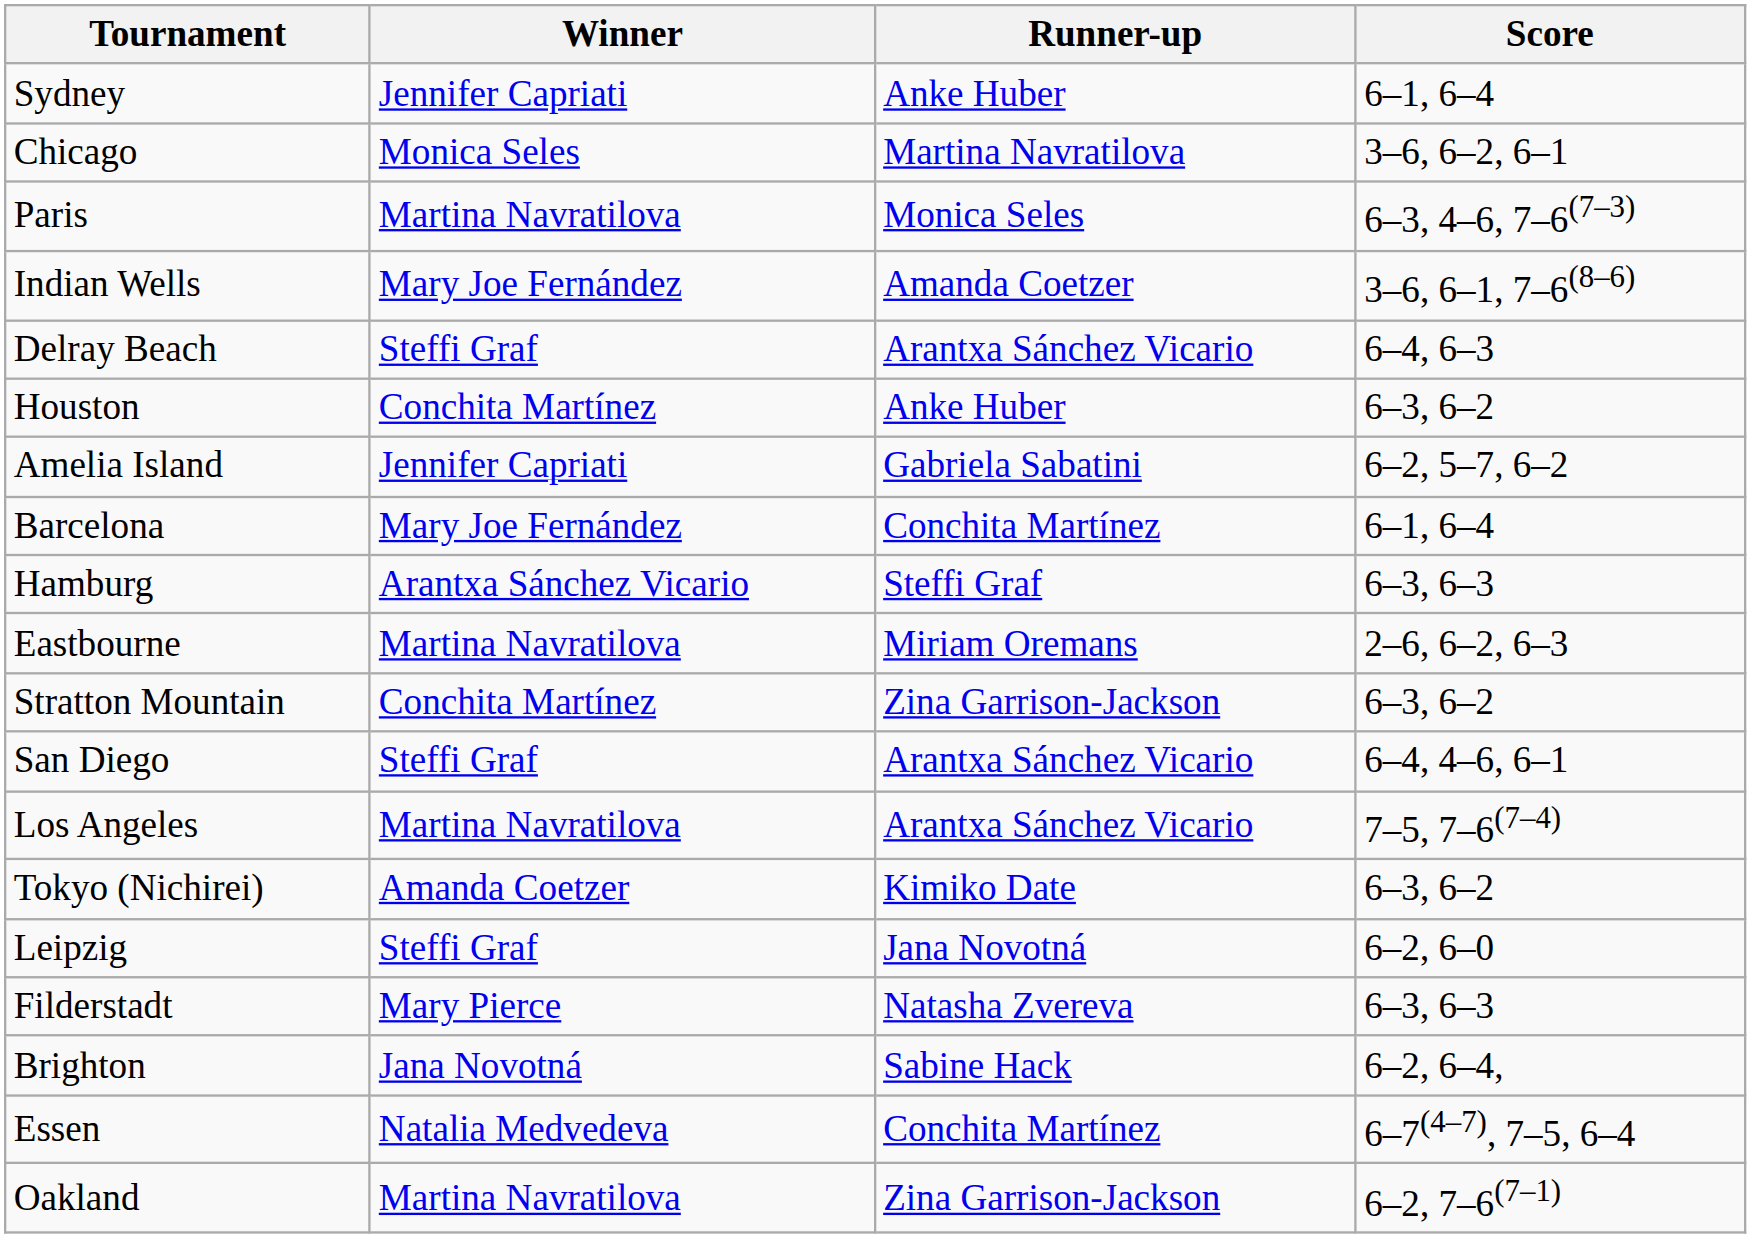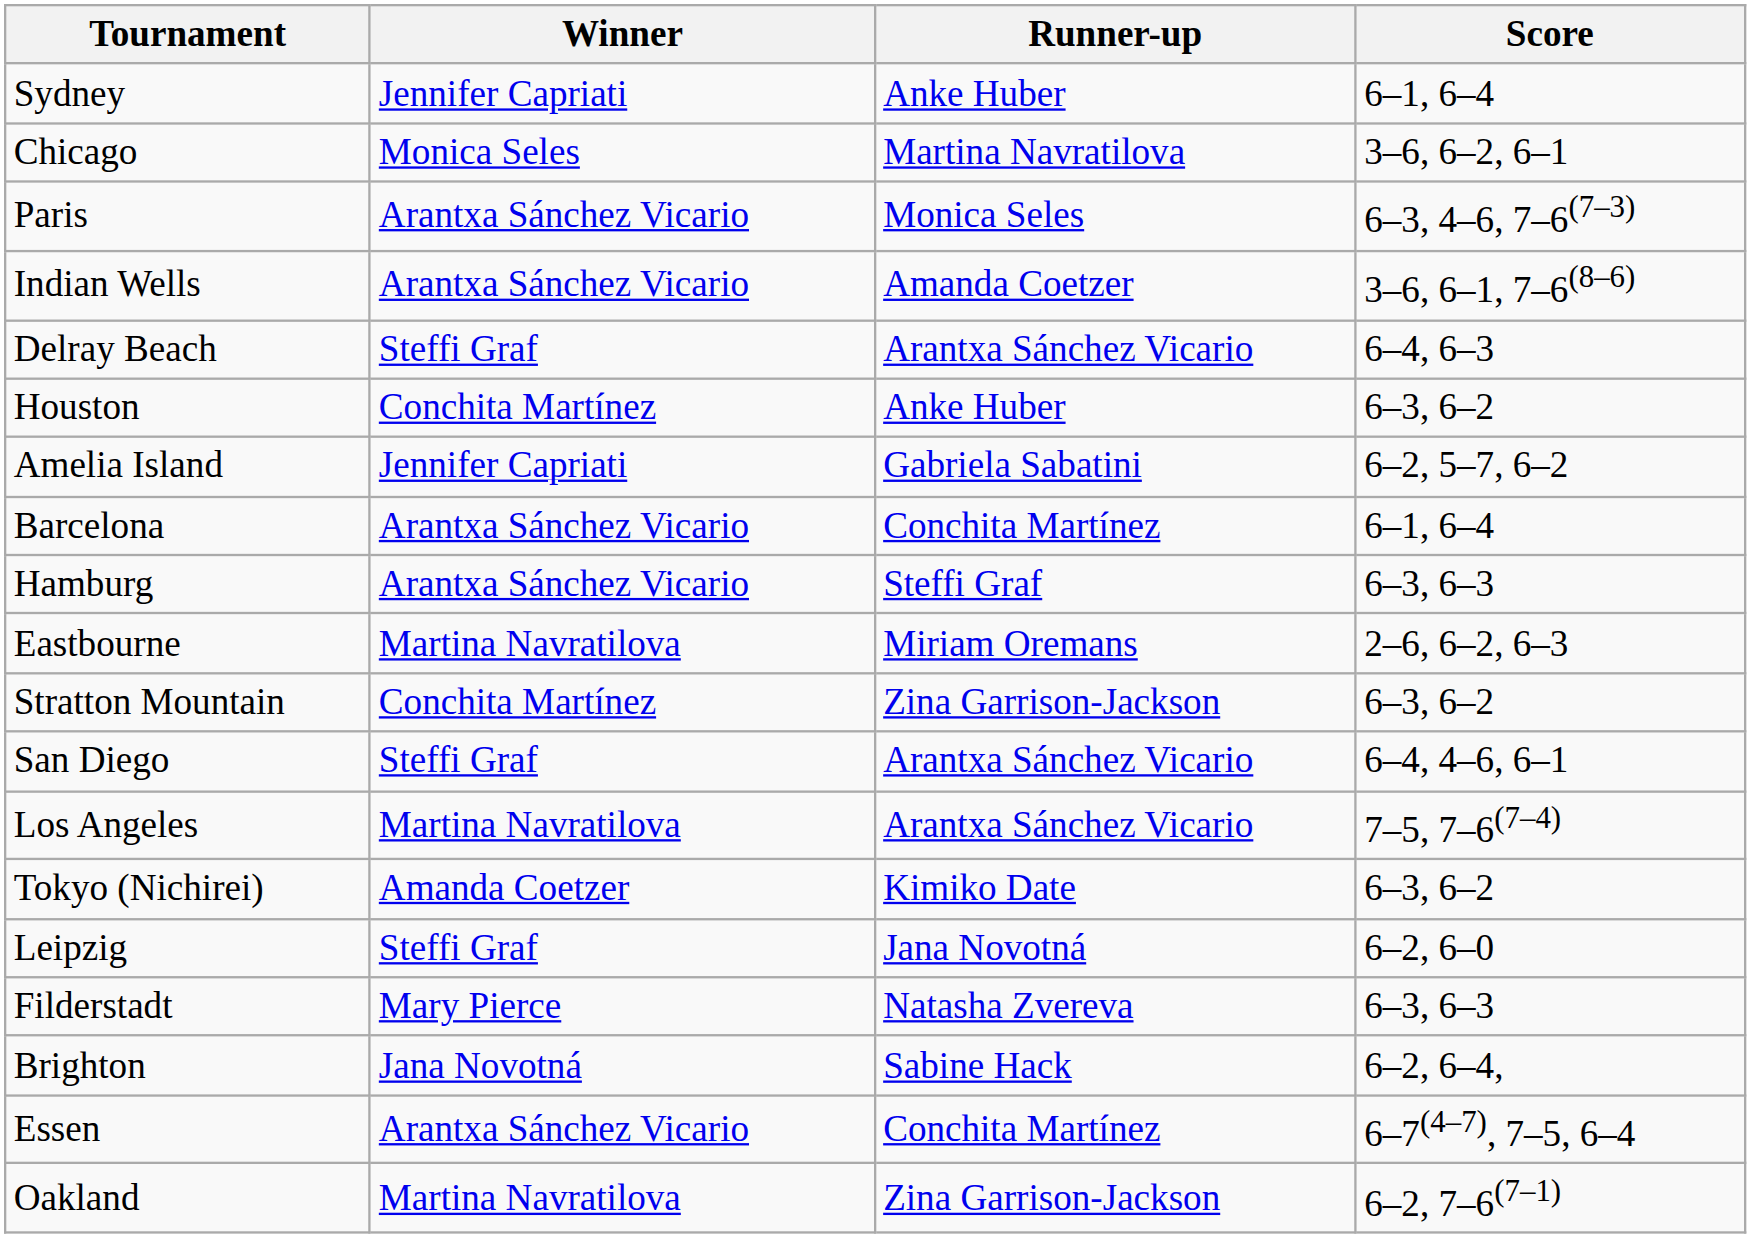(530, 215) Martina Navratilova -> (564, 215) Arantxa Sánchez Vicario
(530, 284) Mary Joe Fernández -> (564, 284) Arantxa Sánchez Vicario
(530, 524) Mary Joe Fernández -> (564, 524) Arantxa Sánchez Vicario
(524, 1128) Natalia Medvedeva -> (564, 1128) Arantxa Sánchez Vicario
